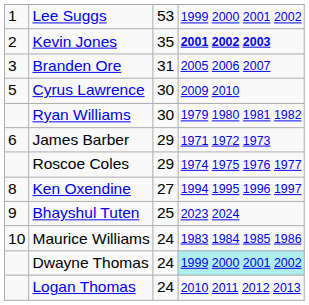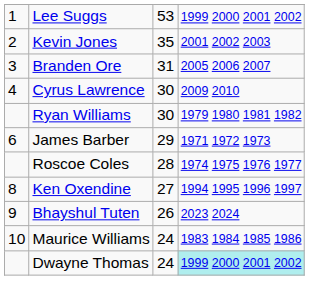(226, 41) bold -> (226, 41) normal
(12, 90) 5 -> (12, 90) 4
(166, 164) 29 -> (166, 164) 28
(166, 213) 25 -> (166, 213) 26
- row: (84, 287)
